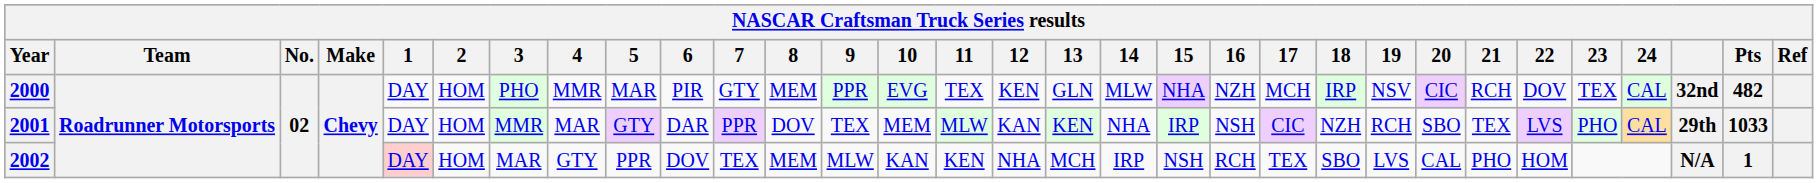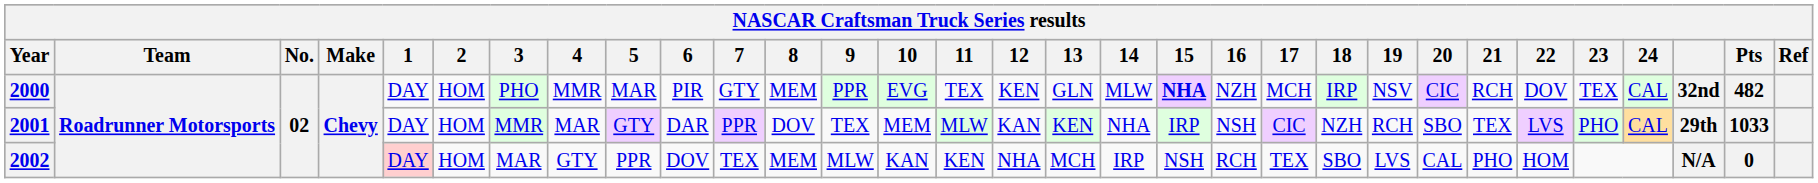(1183, 90) normal -> (1184, 90) bold
(1748, 159) 1 -> (1749, 159) 0
